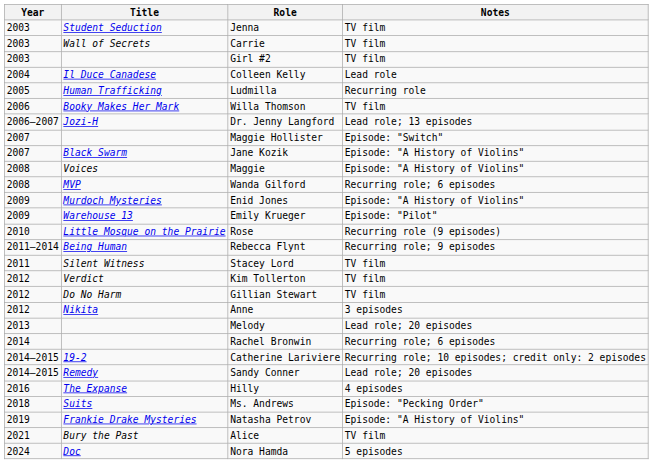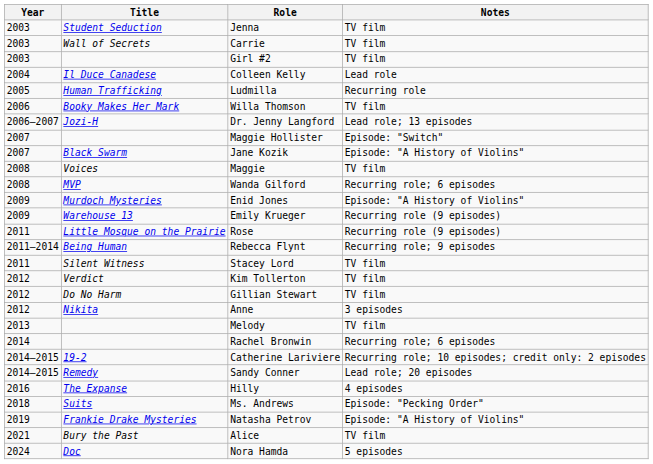(435, 169) Episode: "A History of Violins" -> (365, 169) TV film
(391, 216) Episode: "Pilot" -> (423, 216) Recurring role (9 episodes)
(18, 232) 2010 -> (18, 232) 2011
(408, 326) Lead role; 20 episodes -> (365, 326) TV film
